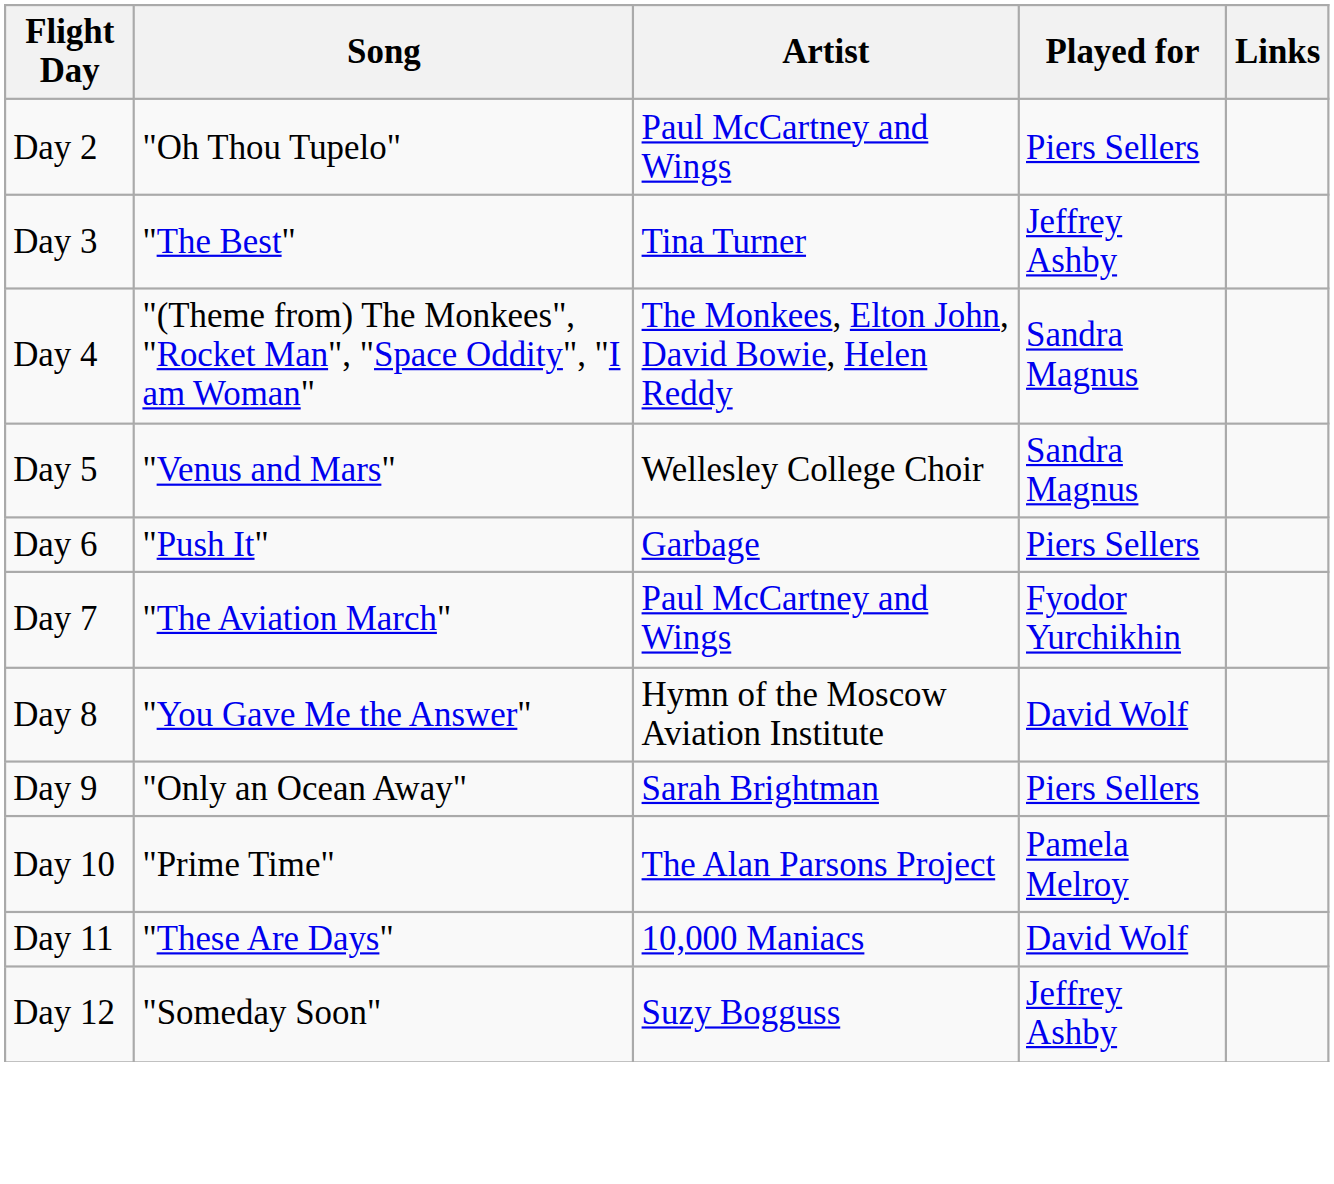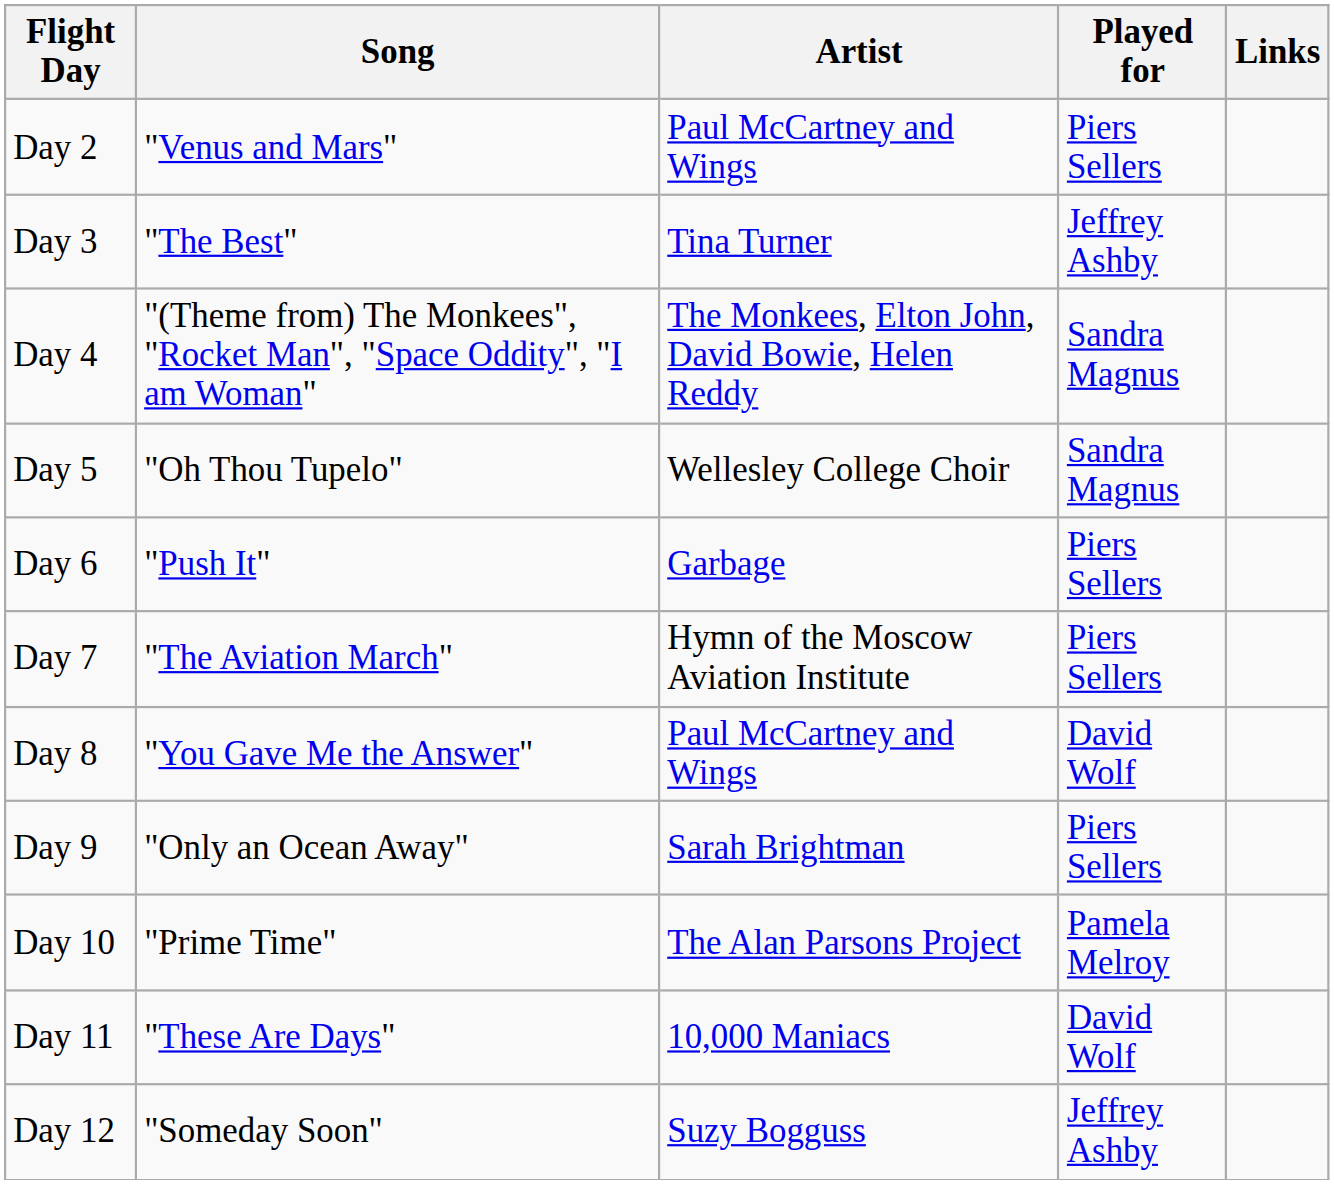(272, 146) "Oh Thou Tupelo" -> (271, 146) "Venus and Mars"
(269, 469) "Venus and Mars" -> (273, 469) "Oh Thou Tupelo"
(785, 619) Paul McCartney and Wings -> (820, 658) Hymn of the Moscow Aviation Institute
(1104, 619) Fyodor Yurchikhin -> (1114, 658) Piers Sellers
(794, 713) Hymn of the Moscow Aviation Institute -> (811, 752) Paul McCartney and Wings
